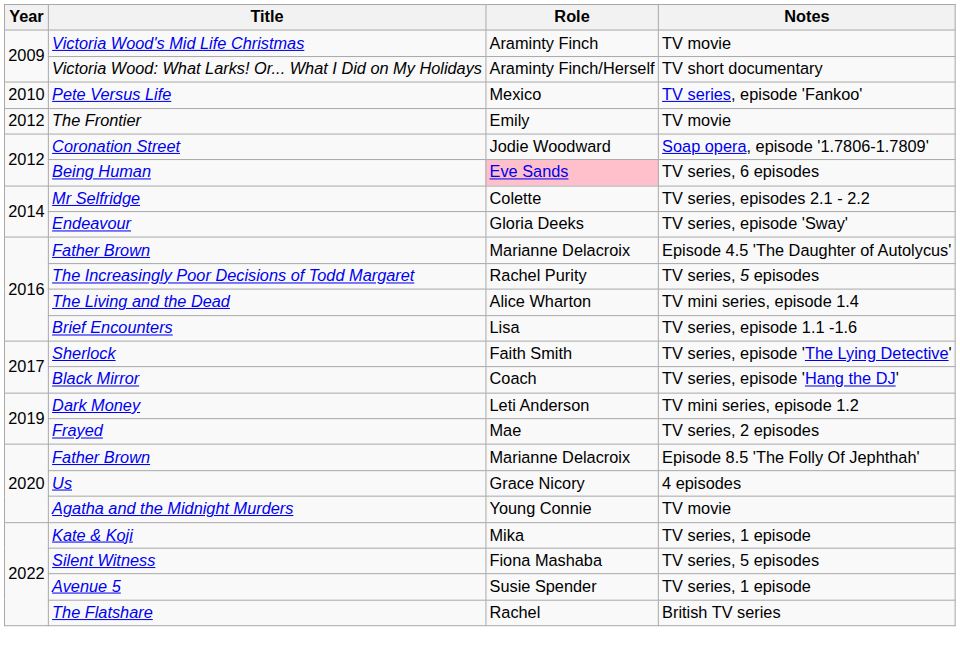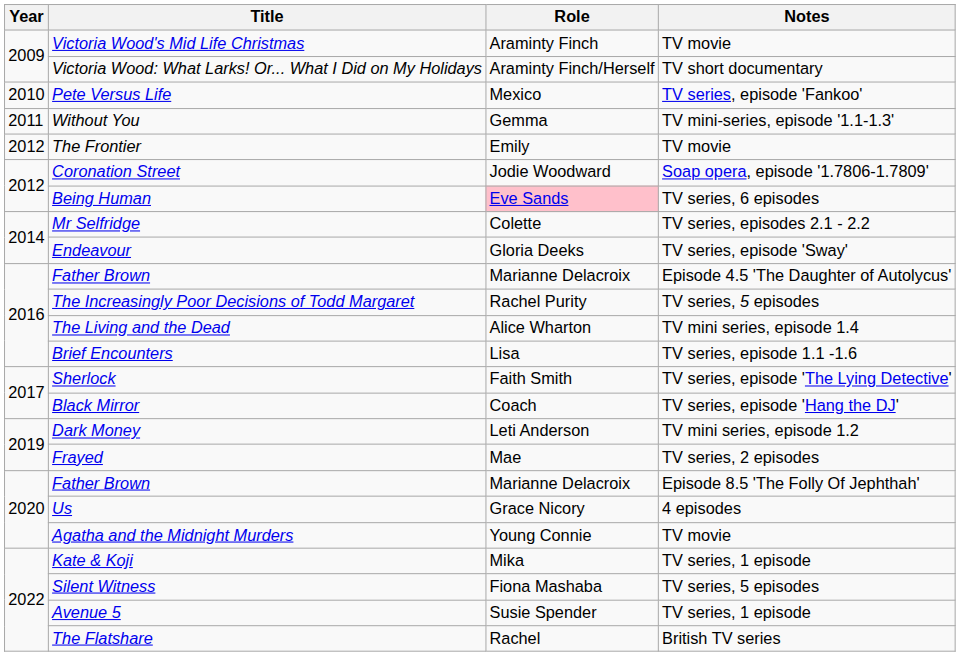+ row: (96, 120)
